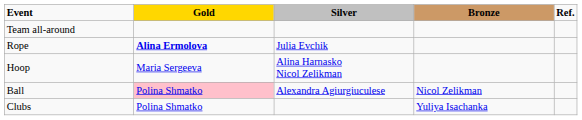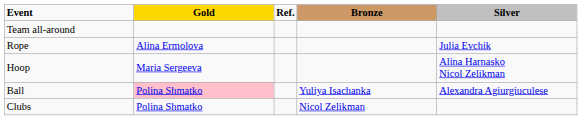columns swapped: (344, 12) <-> (565, 12)
(172, 45) bold -> (170, 45) normal
(449, 90) Nicol Zelikman -> (335, 90) Yuliya Isachanka
(452, 106) Yuliya Isachanka -> (332, 106) Nicol Zelikman
